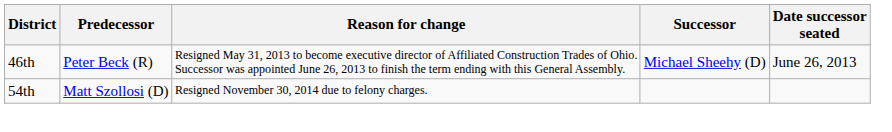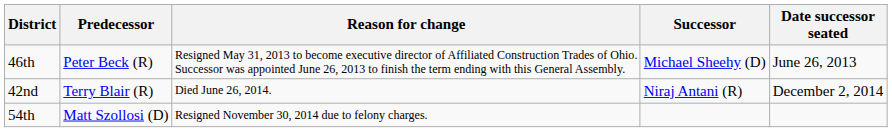+ row: (23, 91)
